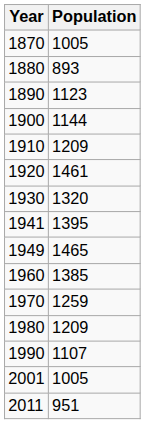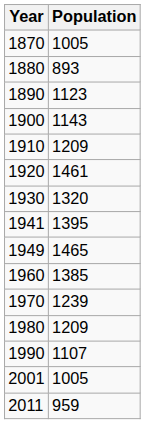(70, 120) 1144 -> (70, 120) 1143
(70, 302) 1259 -> (70, 302) 1239
(66, 405) 951 -> (66, 405) 959
